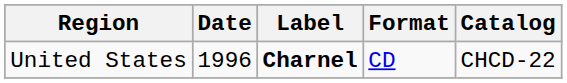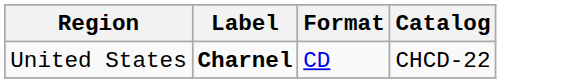- column: (225, 23)
